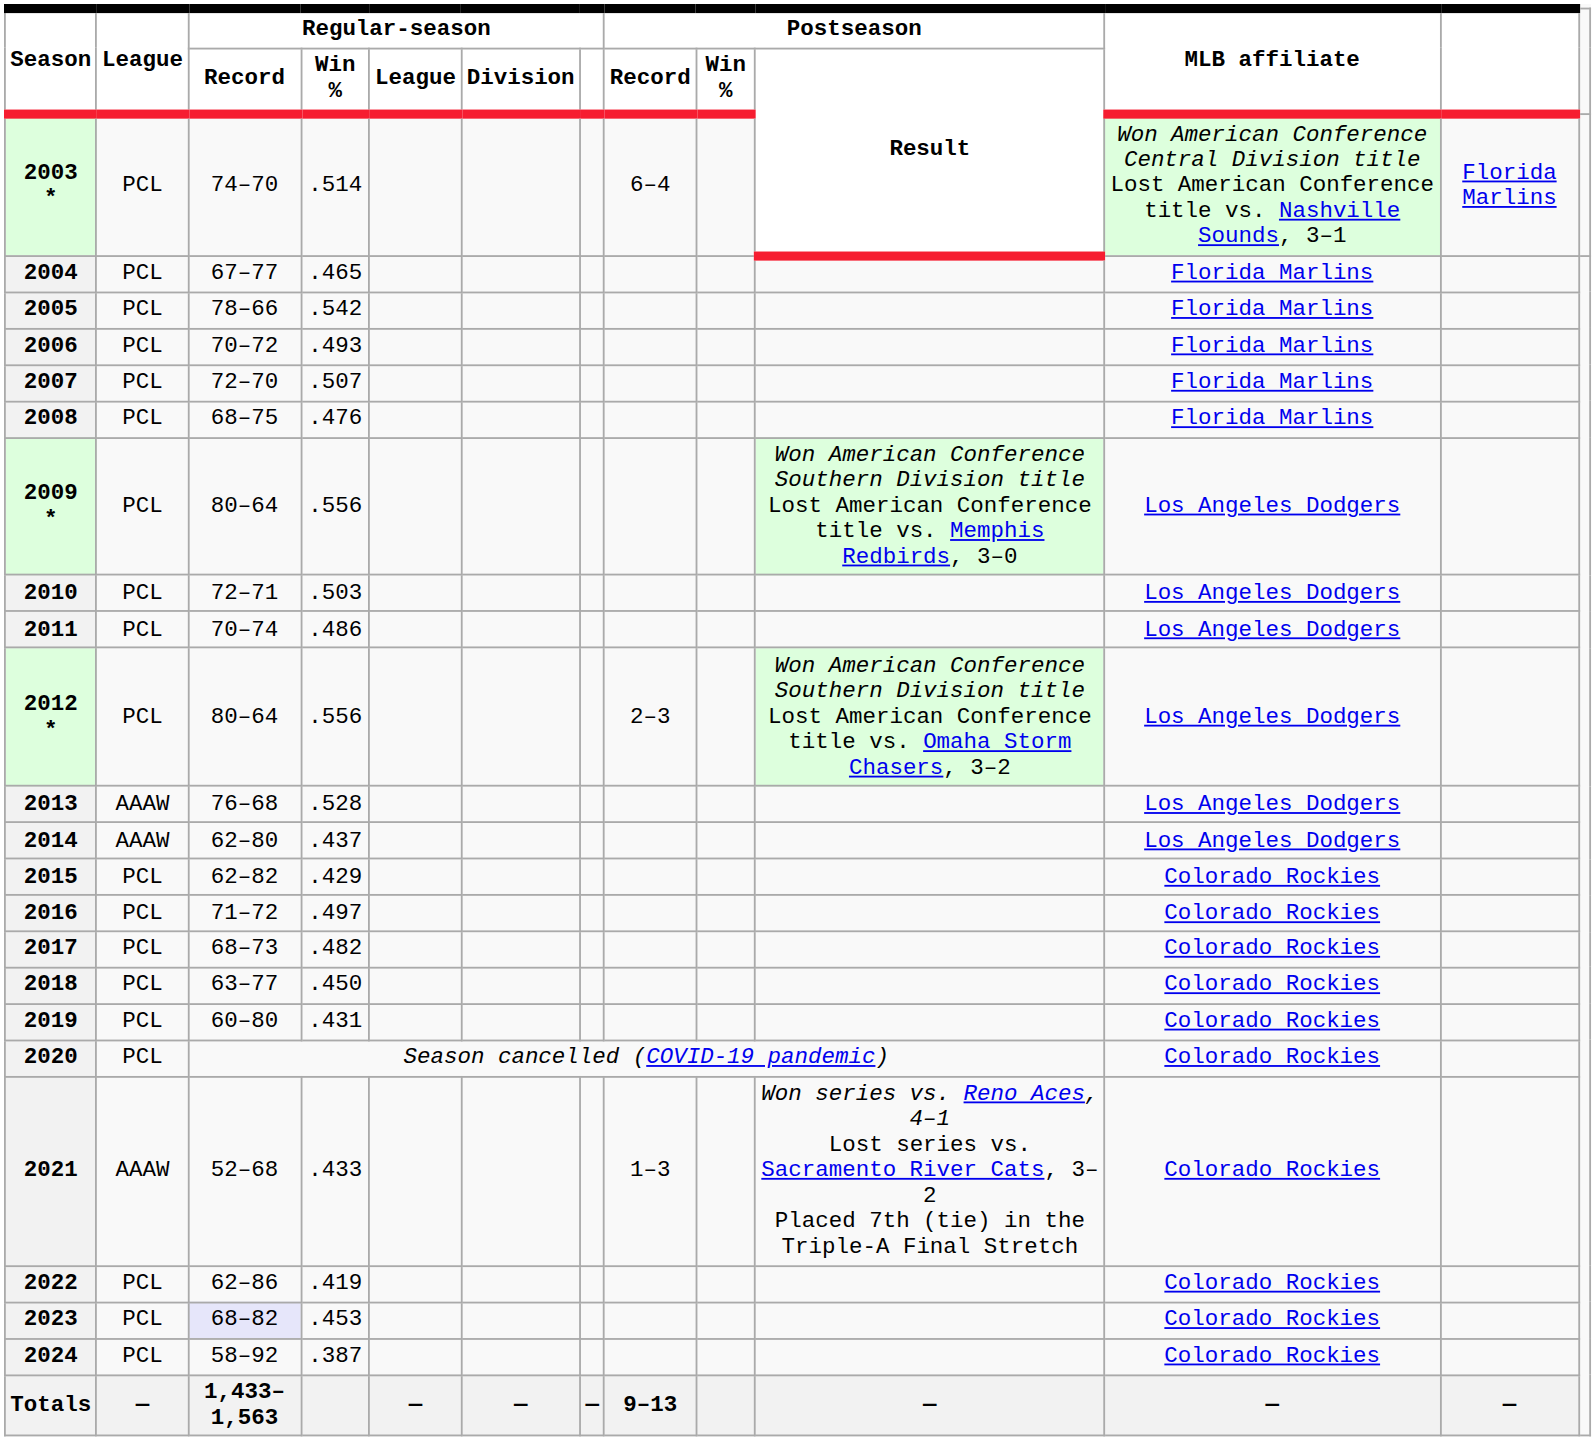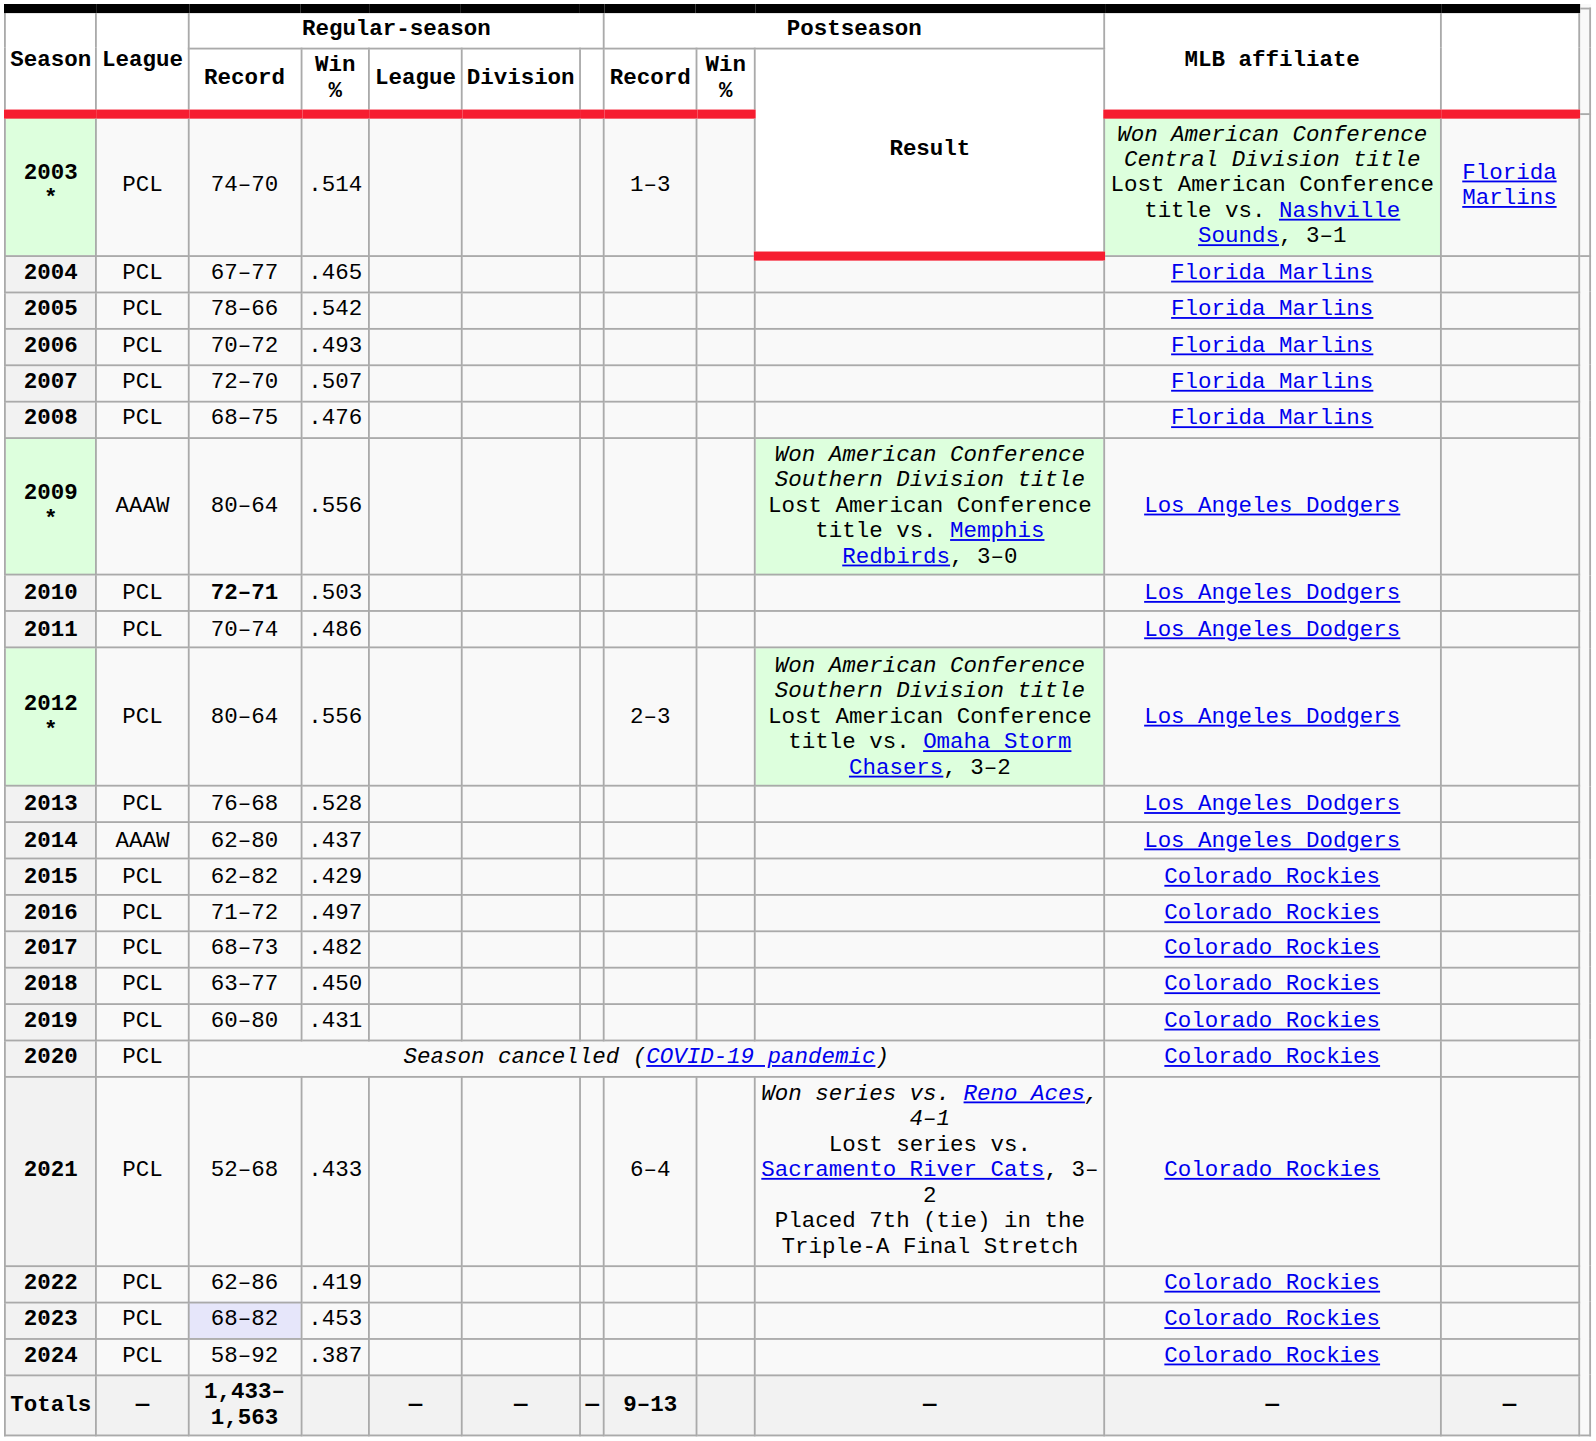(650, 187) 6–4 -> (650, 187) 1–3
(142, 507) PCL -> (142, 507) AAAW
(245, 594) normal -> (245, 594) bold
(142, 805) AAAW -> (142, 805) PCL
(142, 1171) AAAW -> (142, 1171) PCL
(650, 1171) 1–3 -> (650, 1171) 6–4
